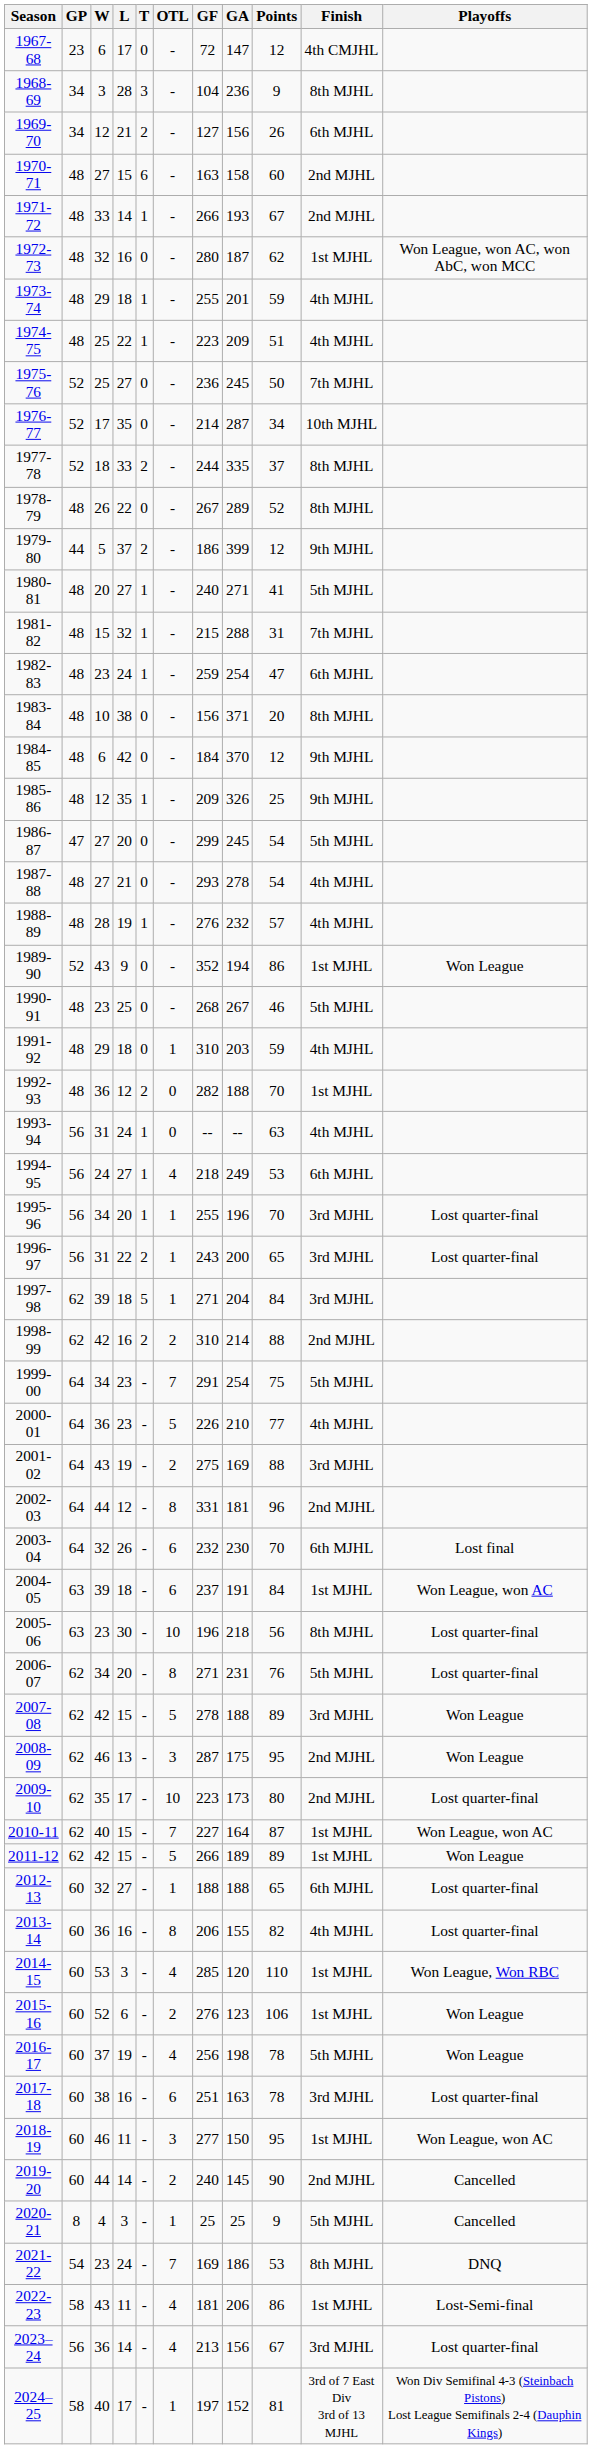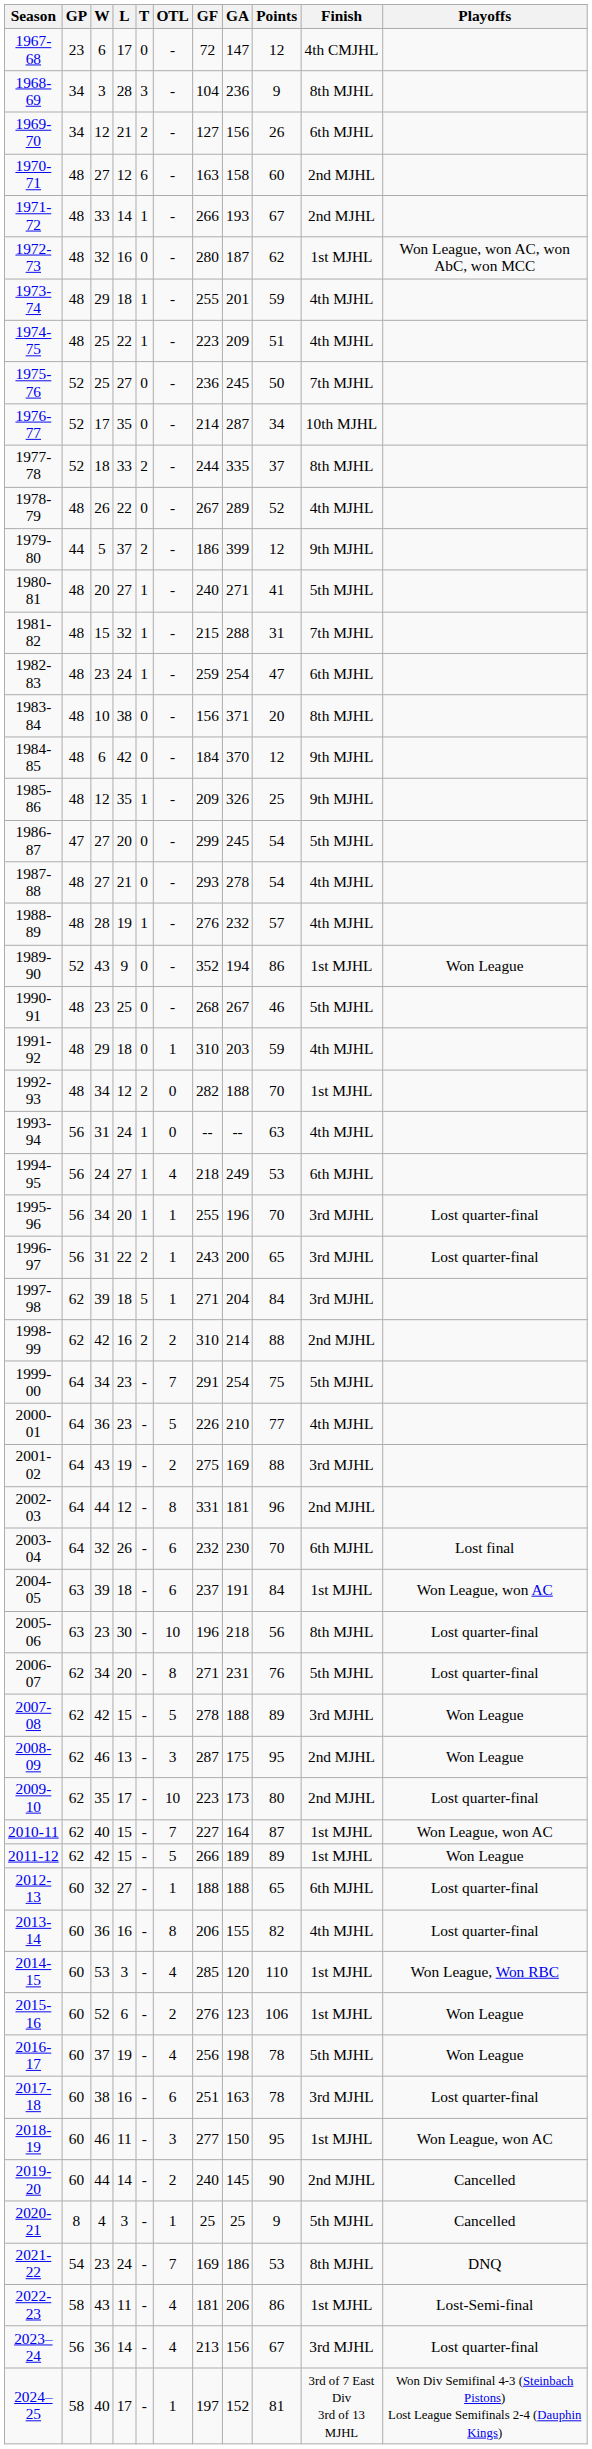(124, 174) 15 -> (124, 174) 12
(341, 507) 8th MJHL -> (341, 507) 4th MJHL
(102, 1090) 36 -> (102, 1090) 34
